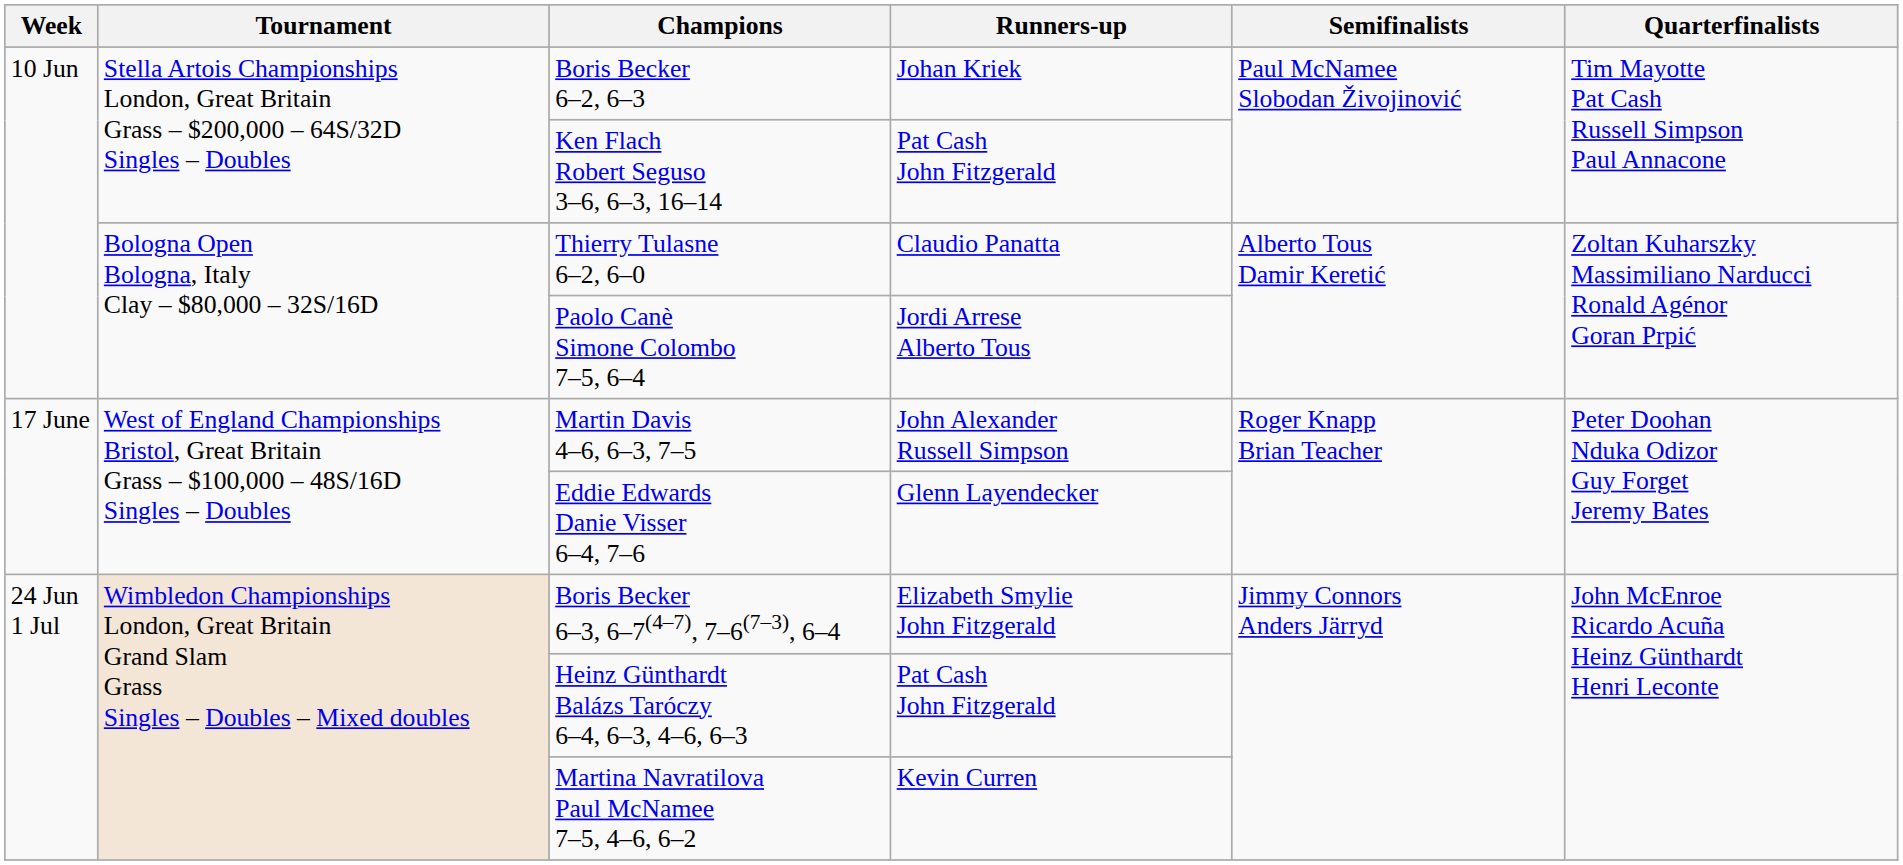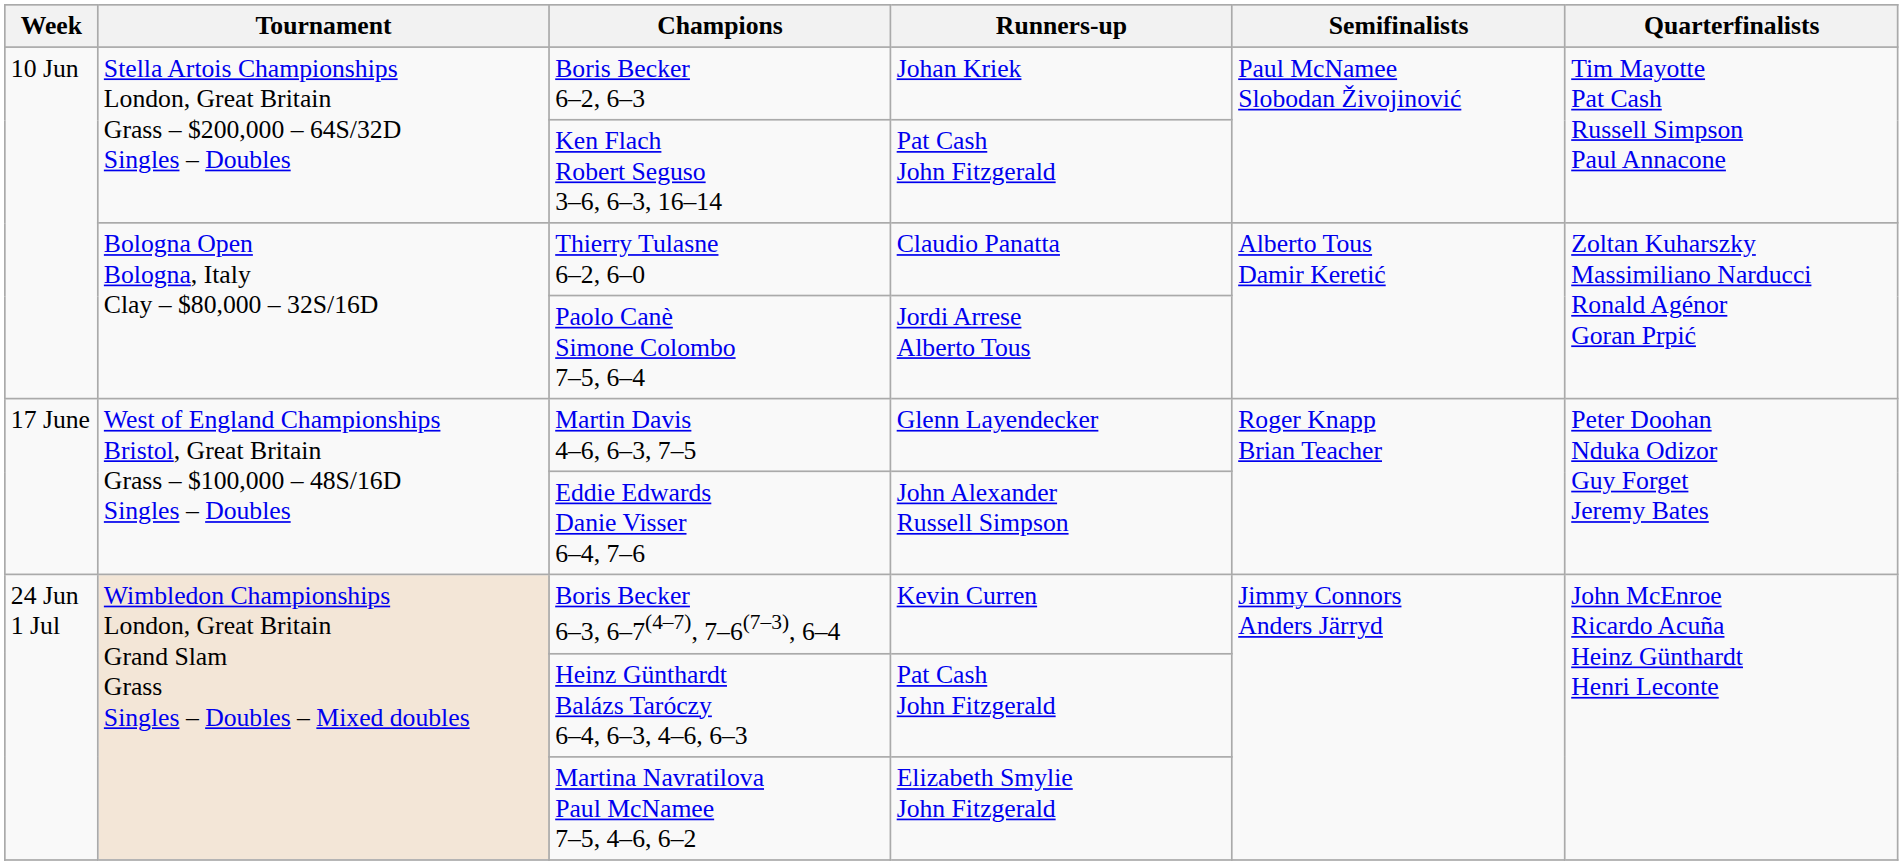(983, 435) John Alexander Russell Simpson -> (998, 420) Glenn Layendecker
(998, 492) Glenn Layendecker -> (983, 508) John Alexander Russell Simpson
(985, 611) Elizabeth Smylie John Fitzgerald -> (967, 596) Kevin Curren
(967, 777) Kevin Curren -> (985, 792) Elizabeth Smylie John Fitzgerald
